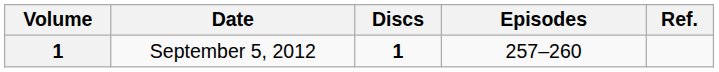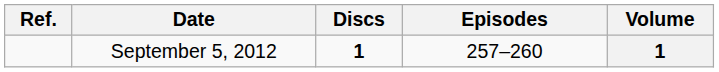columns swapped: (58, 19) <-> (679, 19)
